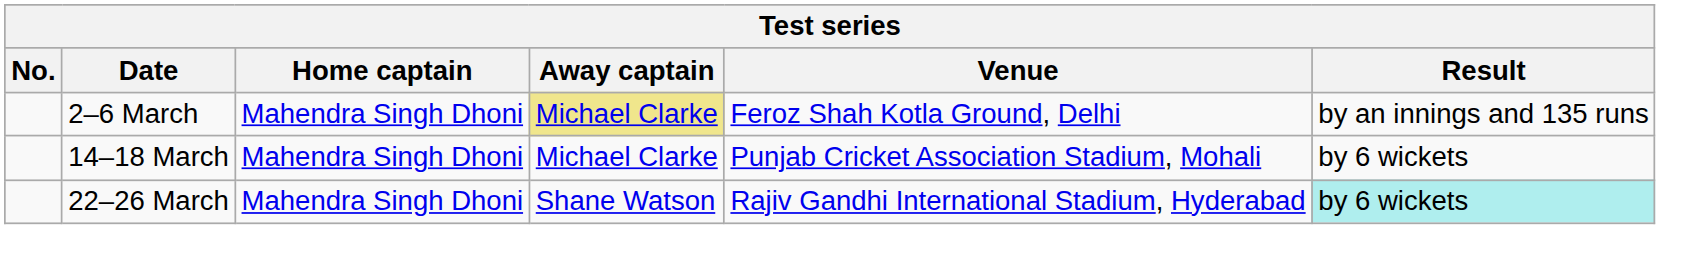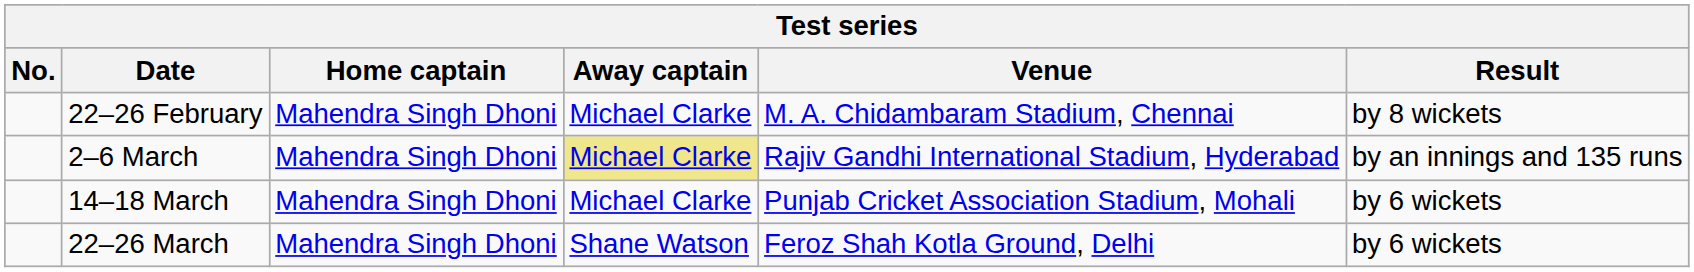+ row: (165, 113)
(925, 113) Feroz Shah Kotla Ground, Delhi -> (1052, 157) Rajiv Gandhi International Stadium, Hyderabad
(1018, 200) Rajiv Gandhi International Stadium, Hyderabad -> (959, 244) Feroz Shah Kotla Ground, Delhi
(1393, 200) paleturquoise background -> (1427, 244) no background
